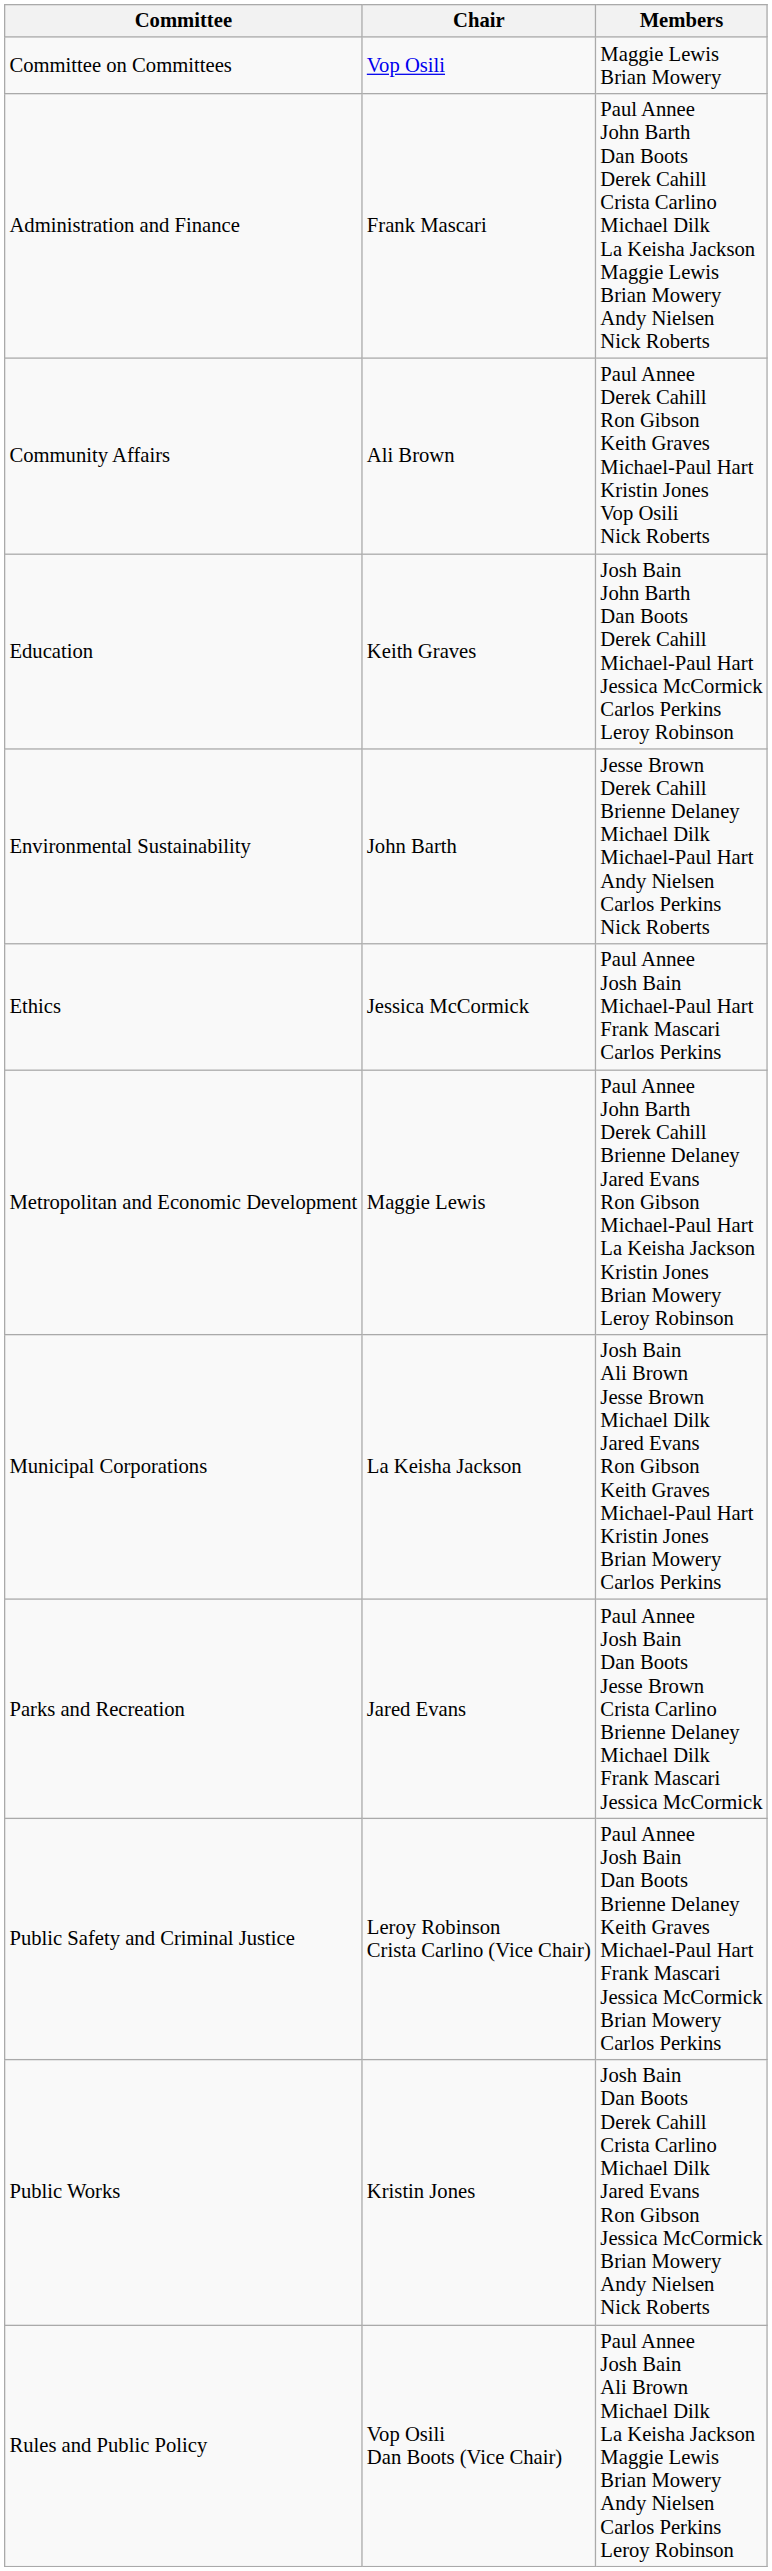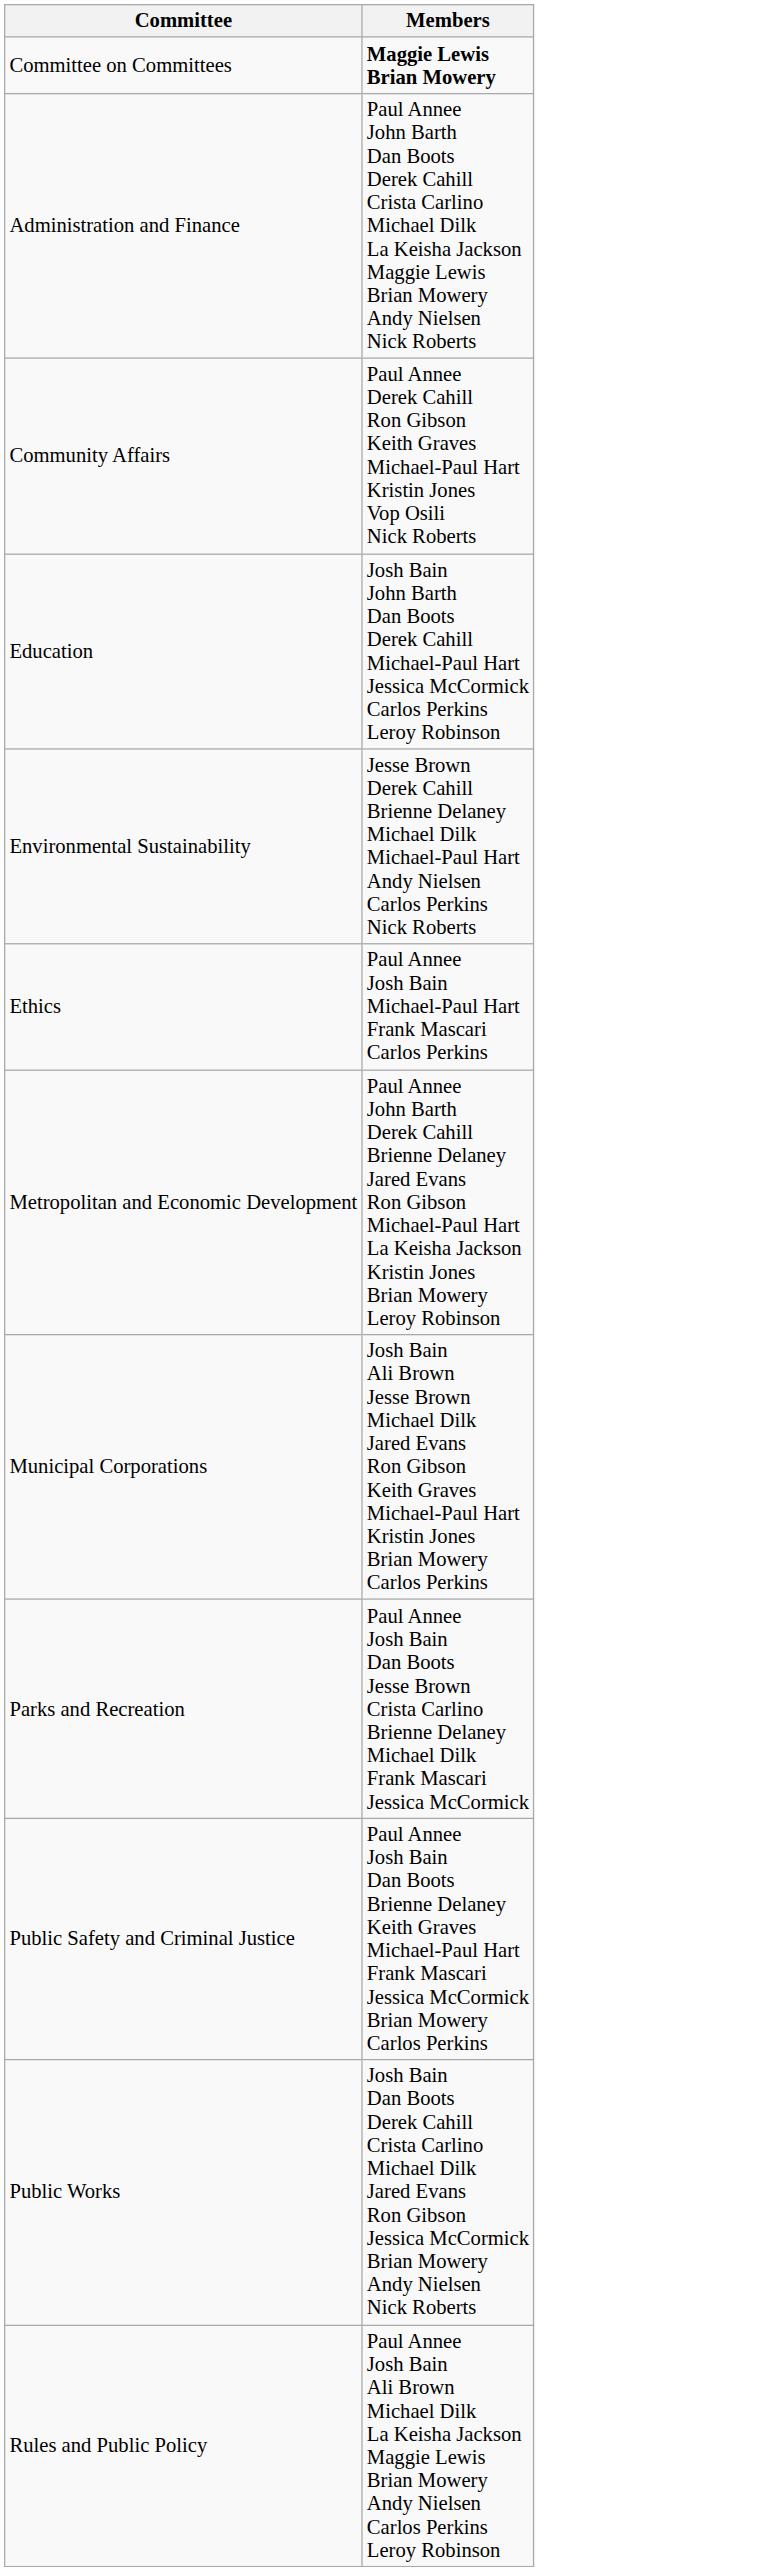- column: (479, 20)
(661, 65) normal -> (431, 65) bold
